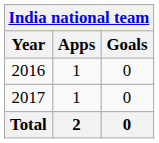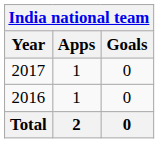rows swapped: (28, 71) <-> (28, 97)
